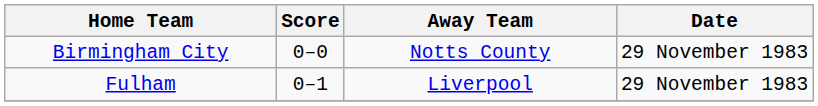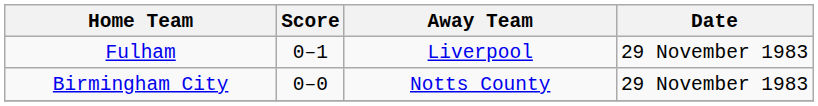rows swapped: (141, 52) <-> (141, 84)
